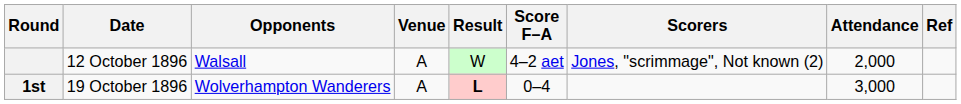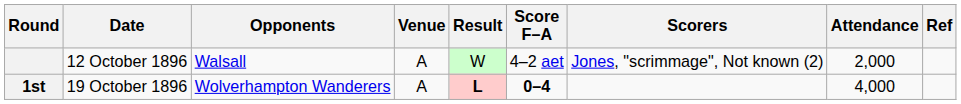(537, 86) normal -> (537, 86) bold
(875, 86) 3,000 -> (875, 86) 4,000
